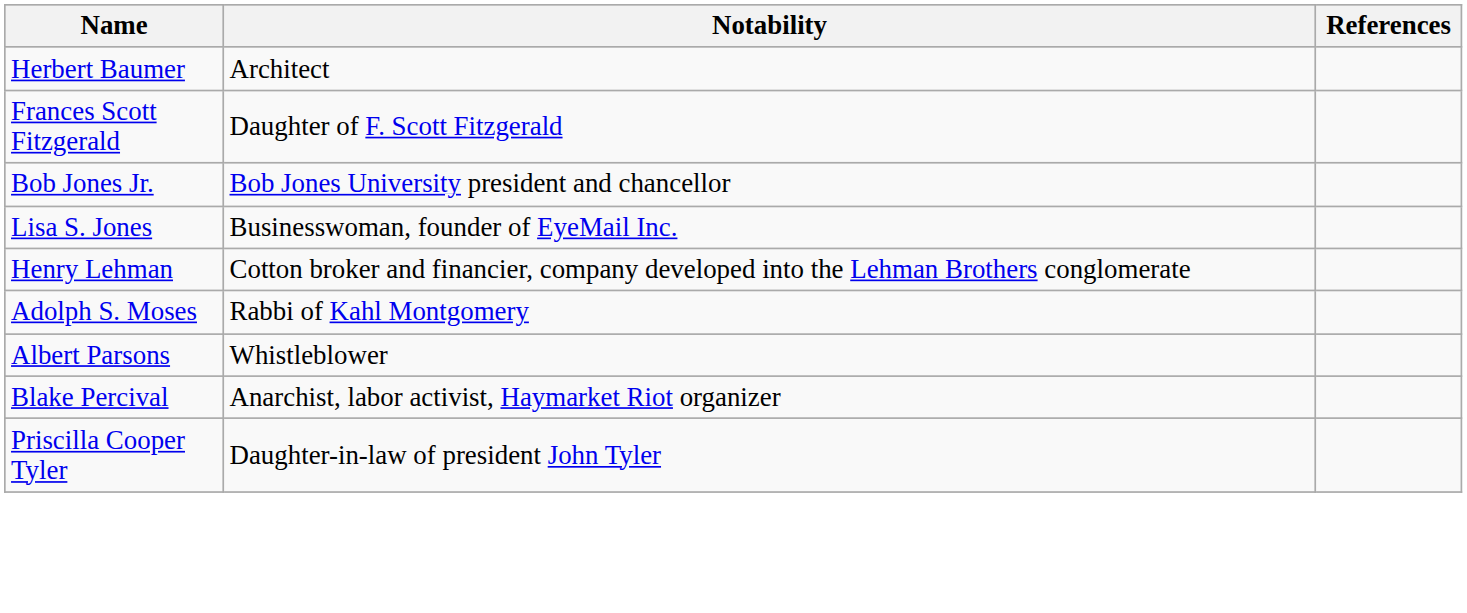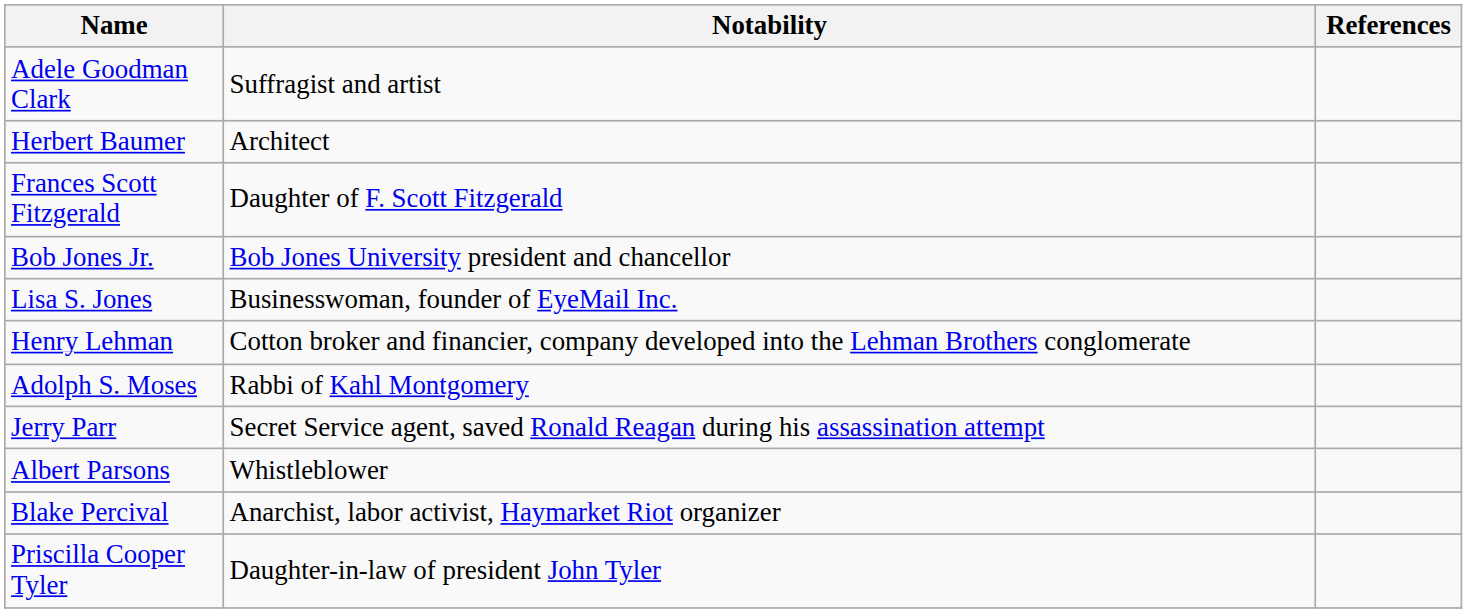+ row: (99, 83)
+ row: (64, 427)
